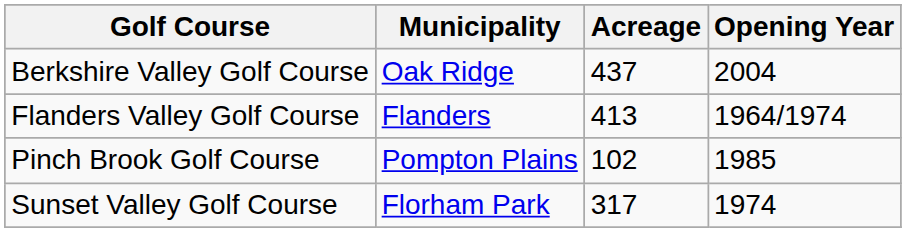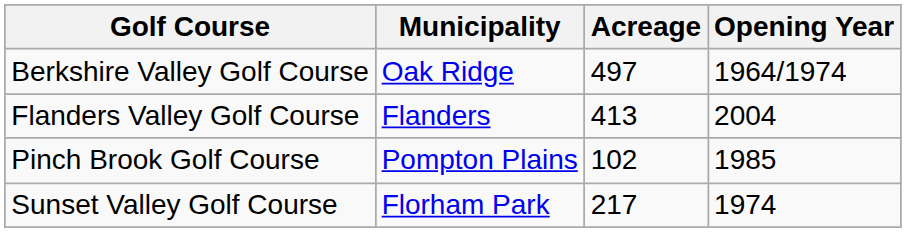(614, 71) 437 -> (614, 71) 497
(745, 71) 2004 -> (780, 71) 1964/1974
(780, 115) 1964/1974 -> (745, 115) 2004
(614, 204) 317 -> (614, 204) 217
